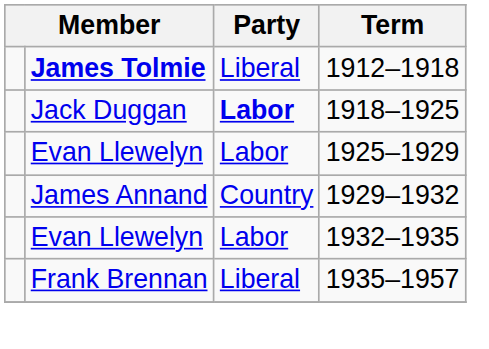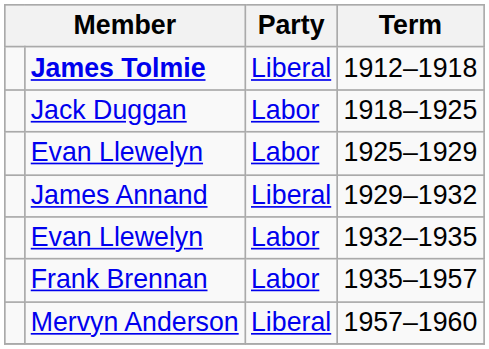(257, 110) bold -> (285, 110) normal
(267, 195) Country -> (291, 195) Liberal
(260, 279) Liberal -> (285, 279) Labor
+ row: (410, 322)
